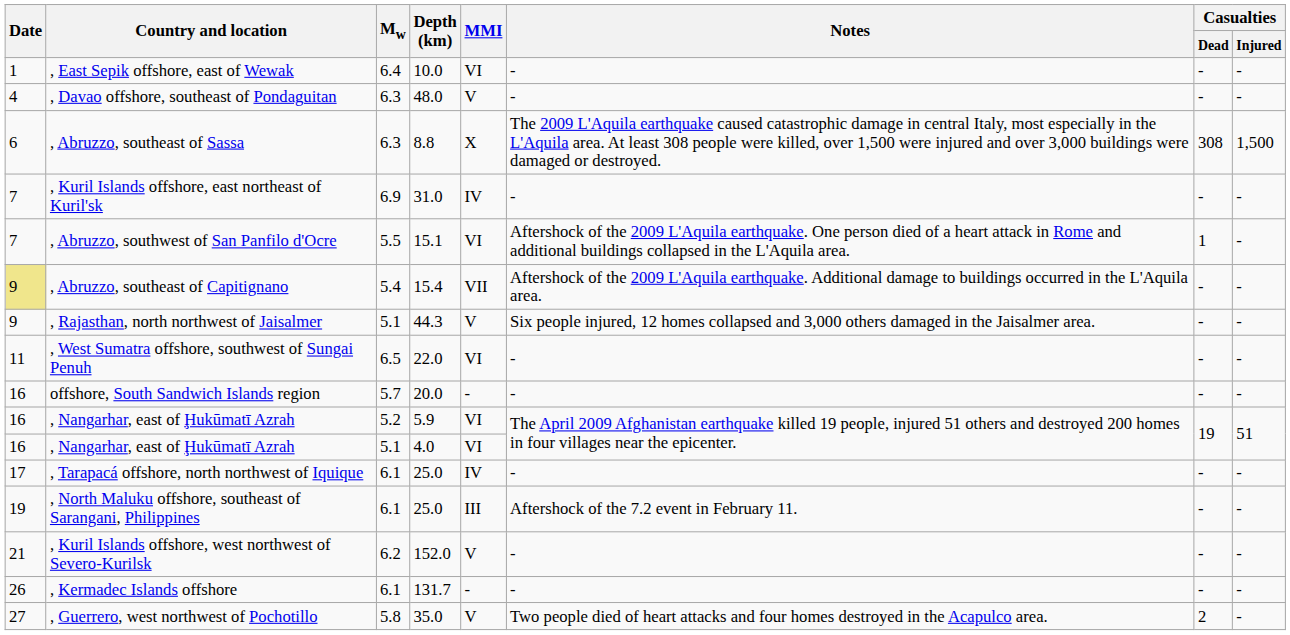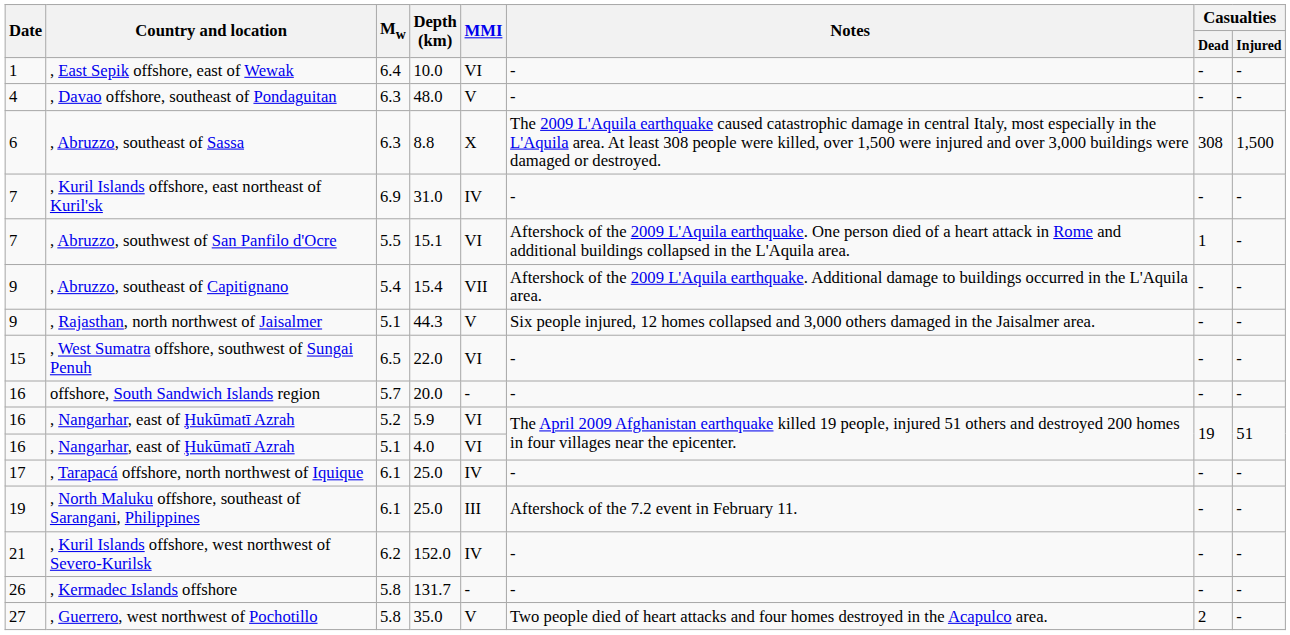(13, 286) khaki background -> (13, 286) no background
(17, 358) 11 -> (17, 358) 15
(471, 553) V -> (473, 553) IV
(390, 589) 6.1 -> (390, 589) 5.8
